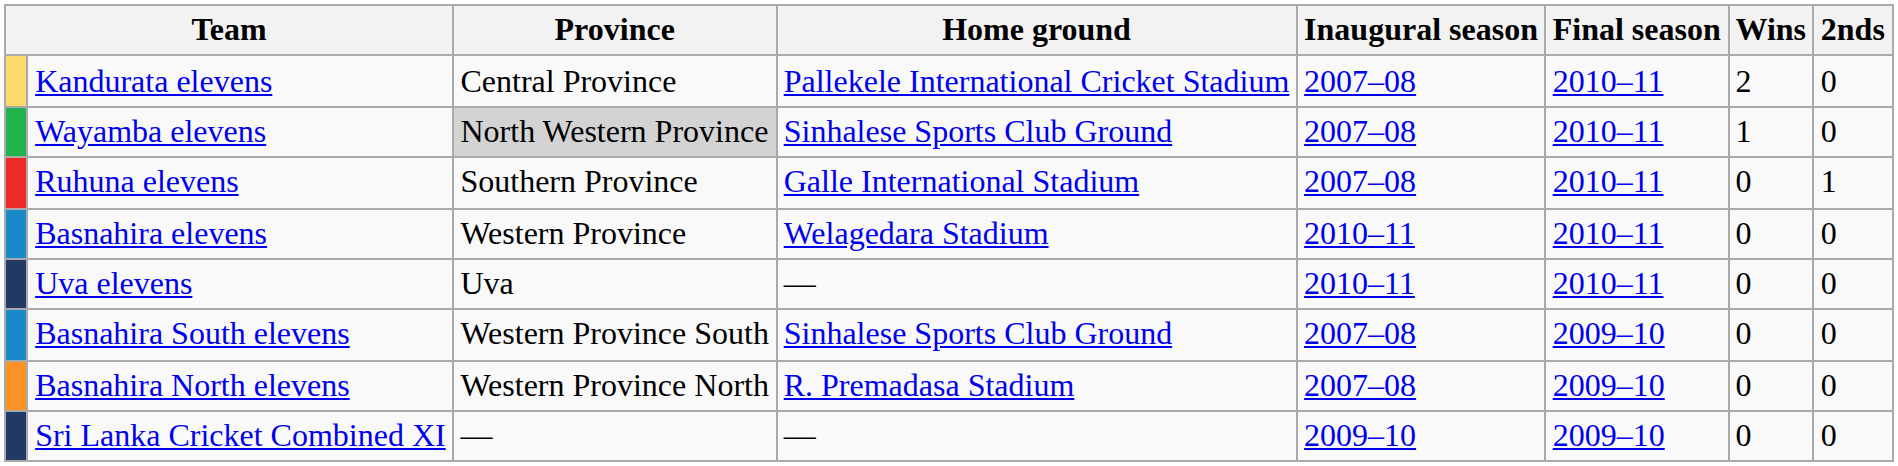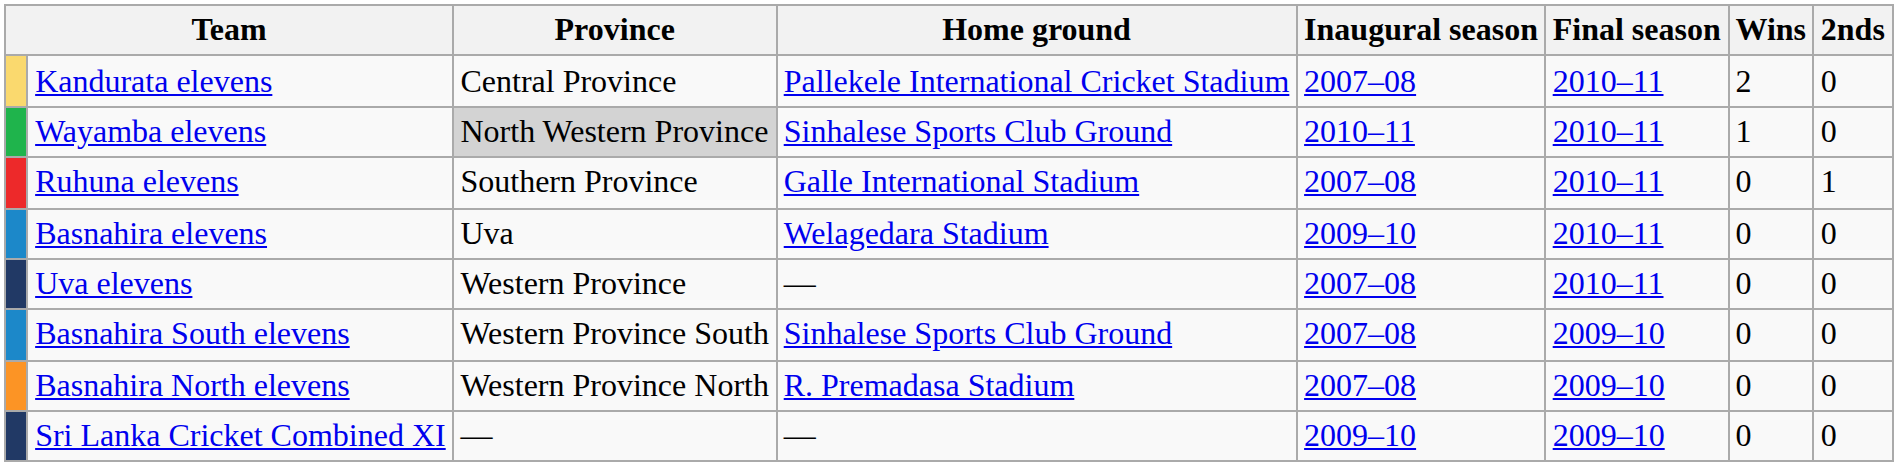(1360, 131) 2007–08 -> (1360, 131) 2010–11
(573, 232) Western Province -> (487, 232) Uva
(1360, 232) 2010–11 -> (1360, 232) 2009–10
(487, 283) Uva -> (573, 283) Western Province
(1360, 283) 2010–11 -> (1360, 283) 2007–08
